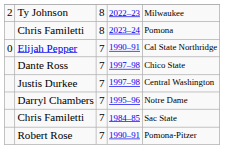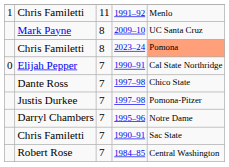+ row: (51, 13)
- row: (43, 13)
+ row: (44, 30)
(159, 30) no background -> (164, 48) lightsalmon background
(179, 83) Central Washington -> (176, 100) Pomona-Pitzer
(125, 118) 1984–85 -> (130, 135) 1990–91
(125, 135) 1990–91 -> (130, 153) 1984–85
(170, 135) Pomona-Pitzer -> (184, 153) Central Washington
